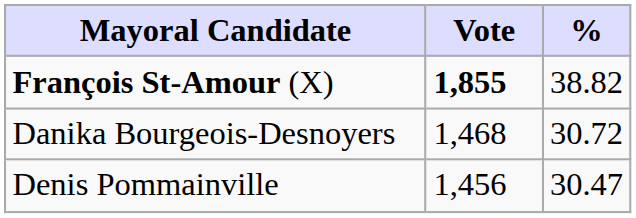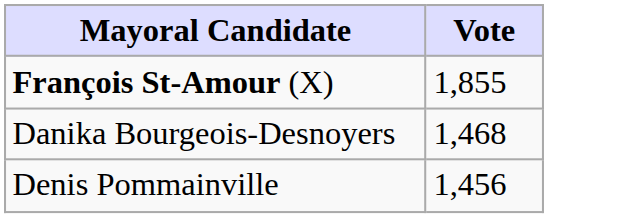- column: (586, 30)
(470, 81) bold -> (470, 81) normal
